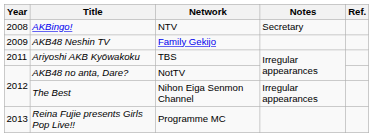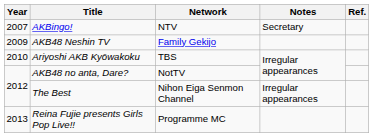(17, 27) 2008 -> (17, 27) 2007
(17, 57) 2011 -> (17, 57) 2010
